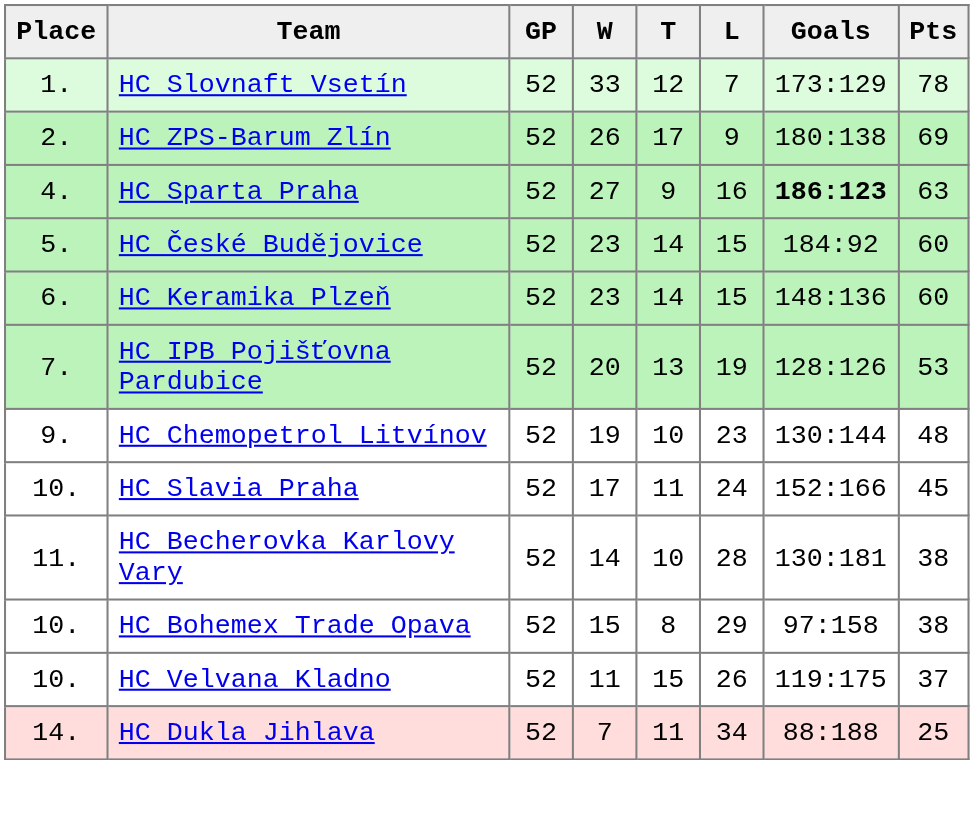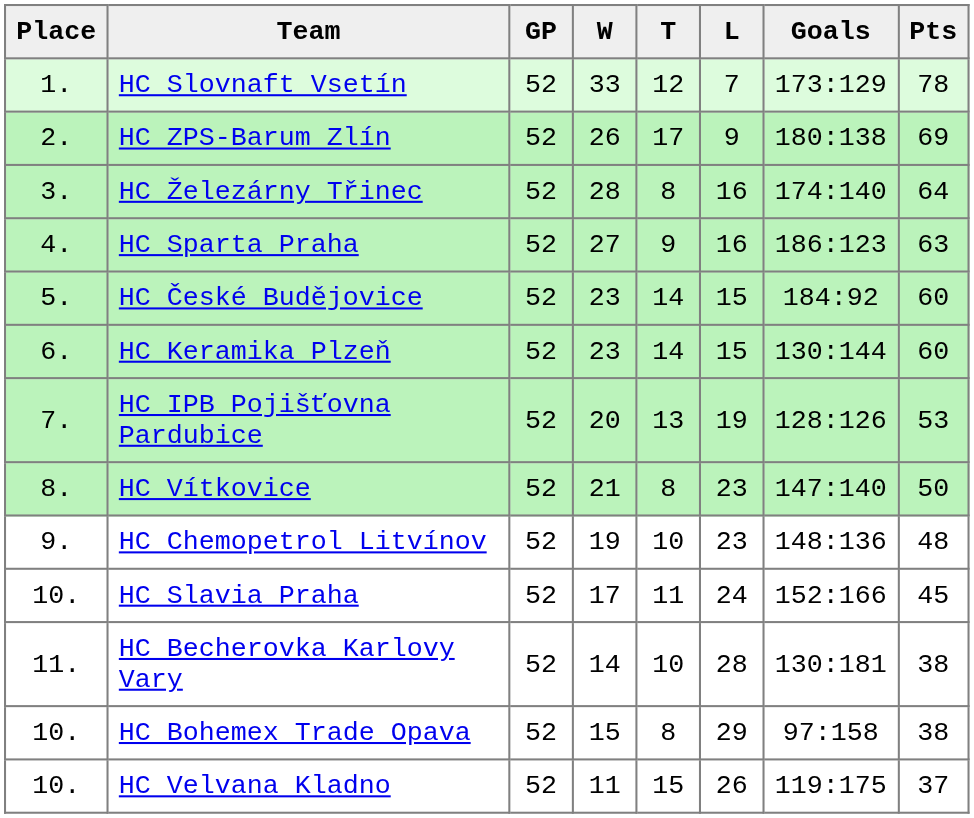+ row: (271, 192)
(831, 192) bold -> (831, 245) normal
(831, 298) 148:136 -> (831, 351) 130:144
+ row: (215, 489)
(831, 436) 130:144 -> (831, 542) 148:136
- row: (247, 733)
